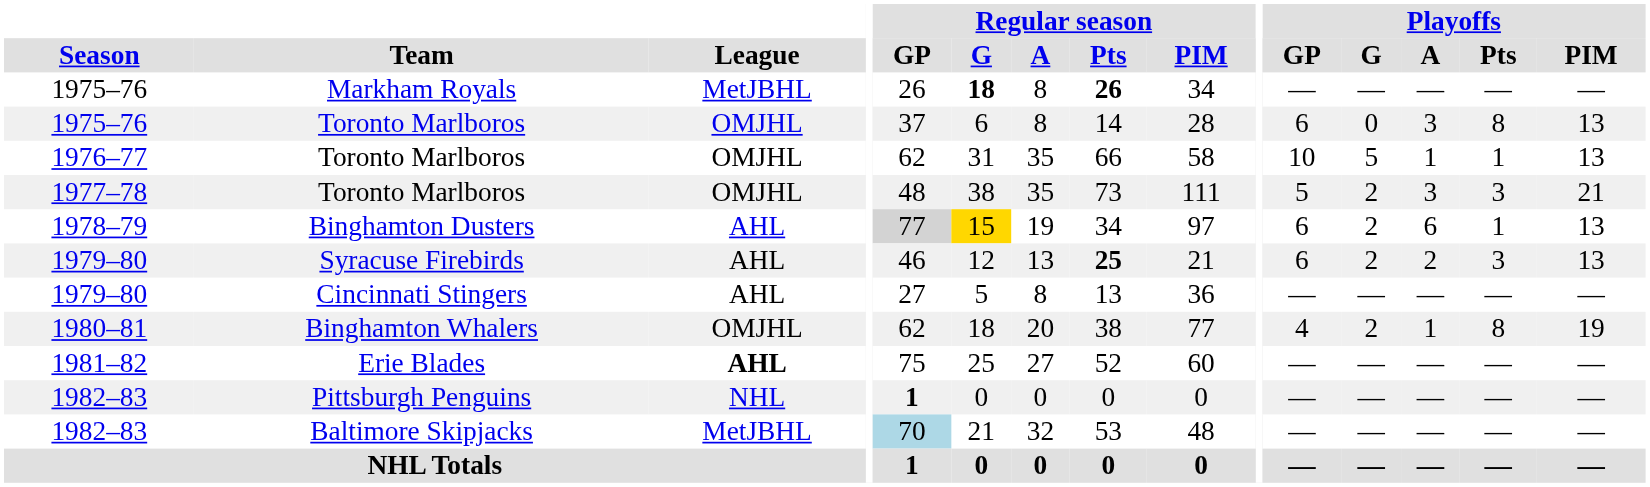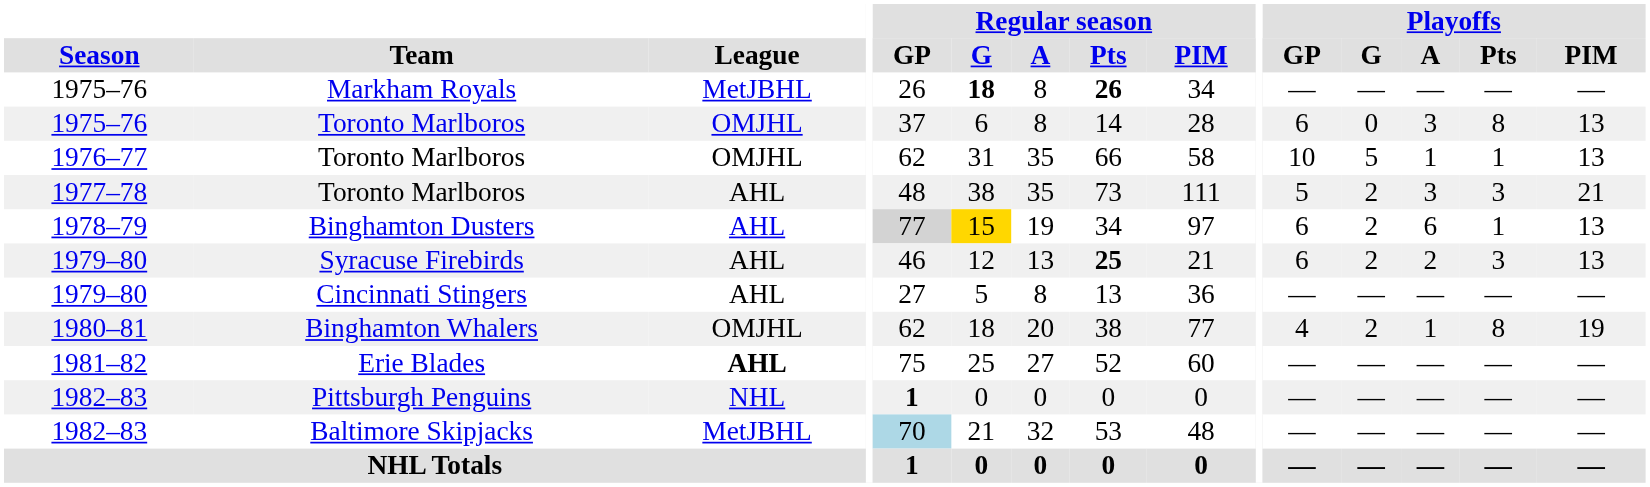(757, 191) OMJHL -> (757, 191) AHL
